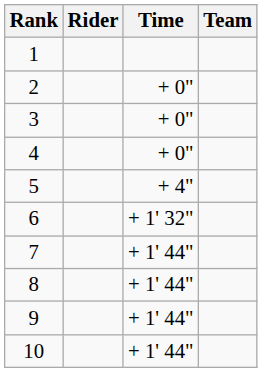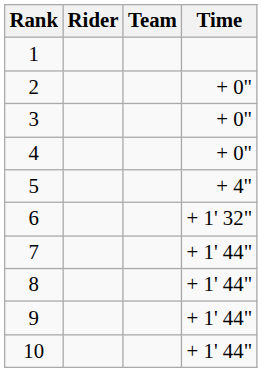columns swapped: (228, 20) <-> (161, 20)
